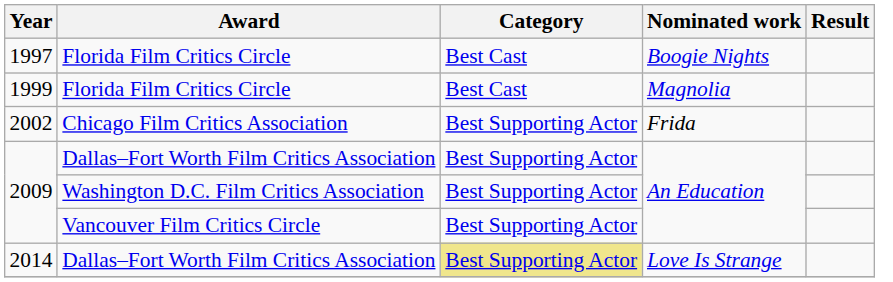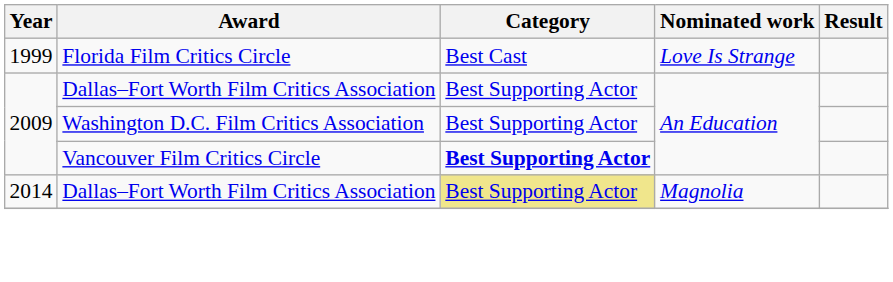- row: (31, 55)
(689, 89) Magnolia -> (727, 55) Love Is Strange
- row: (31, 123)
(541, 225) normal -> (548, 157) bold
(714, 259) Love Is Strange -> (702, 191) Magnolia
